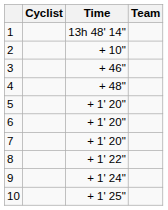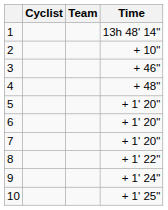columns swapped: (146, 13) <-> (97, 13)
